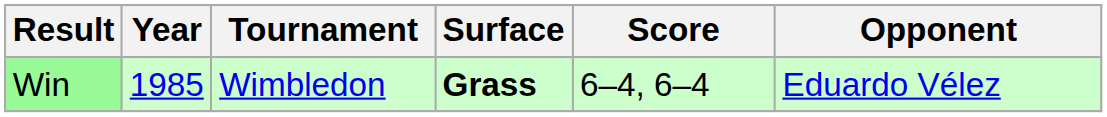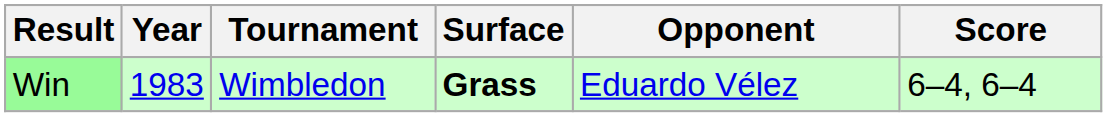columns swapped: (938, 30) <-> (674, 30)
(167, 83) 1985 -> (167, 83) 1983
